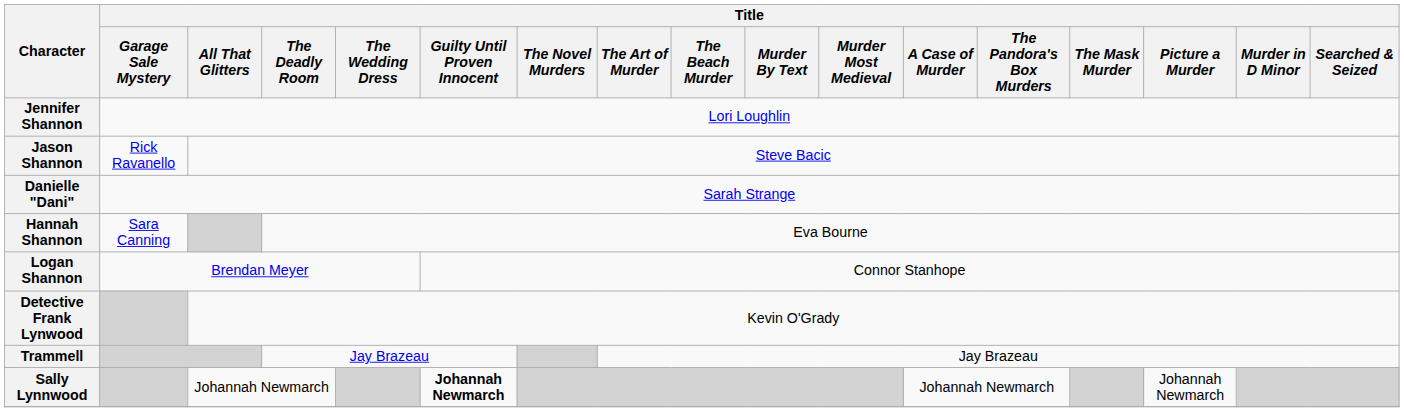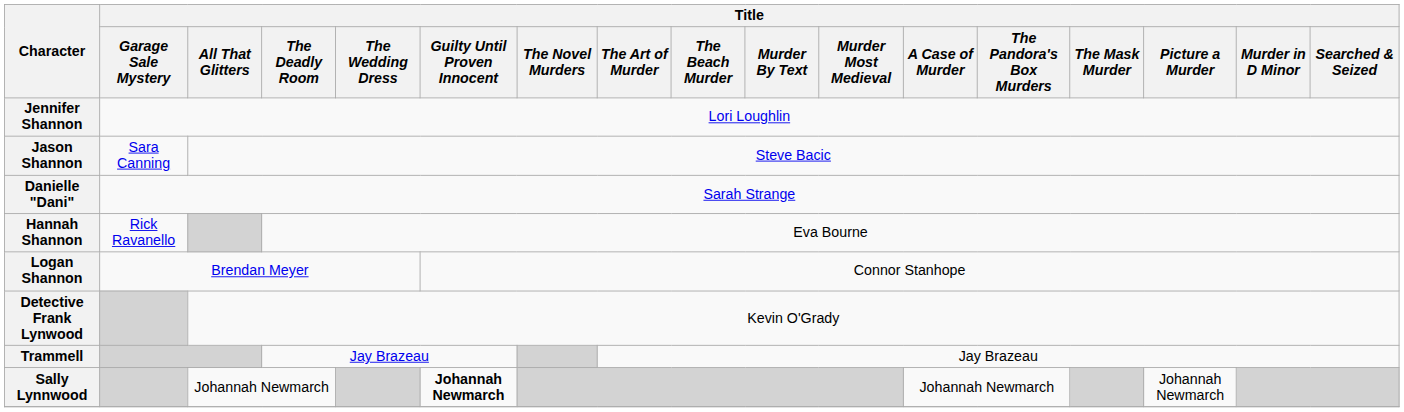(144, 155) Rick Ravanello -> (144, 155) Sara Canning
(144, 232) Sara Canning -> (144, 232) Rick Ravanello
